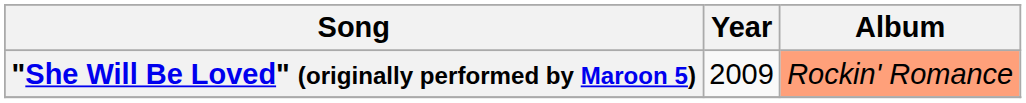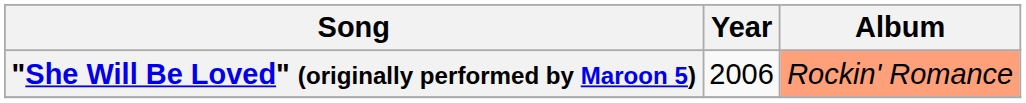(742, 73) 2009 -> (742, 73) 2006
